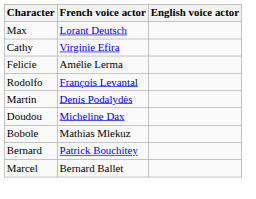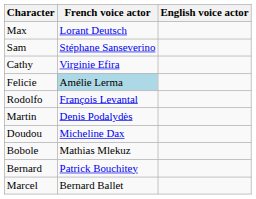+ row: (17, 47)
(91, 64) no background -> (91, 82) lightblue background
